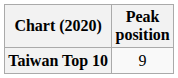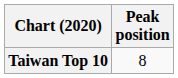(143, 60) 9 -> (143, 60) 8
